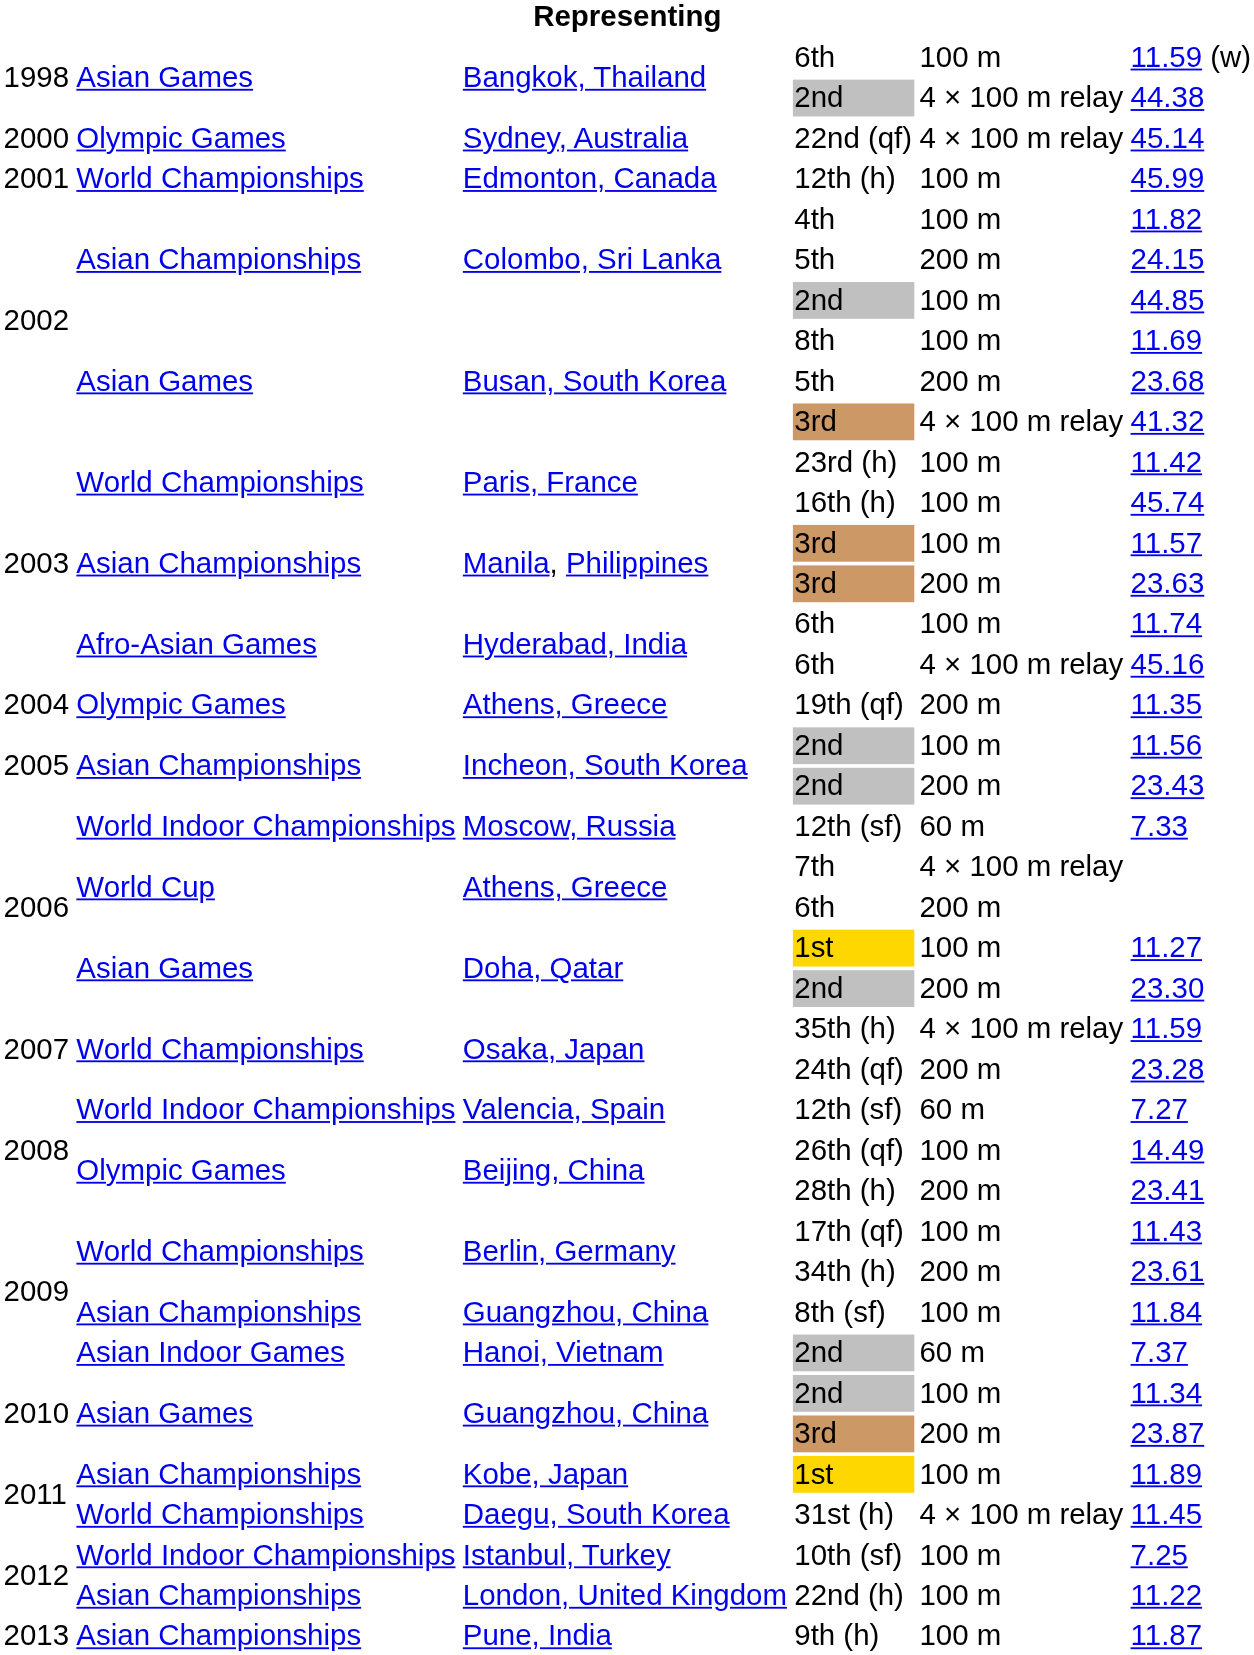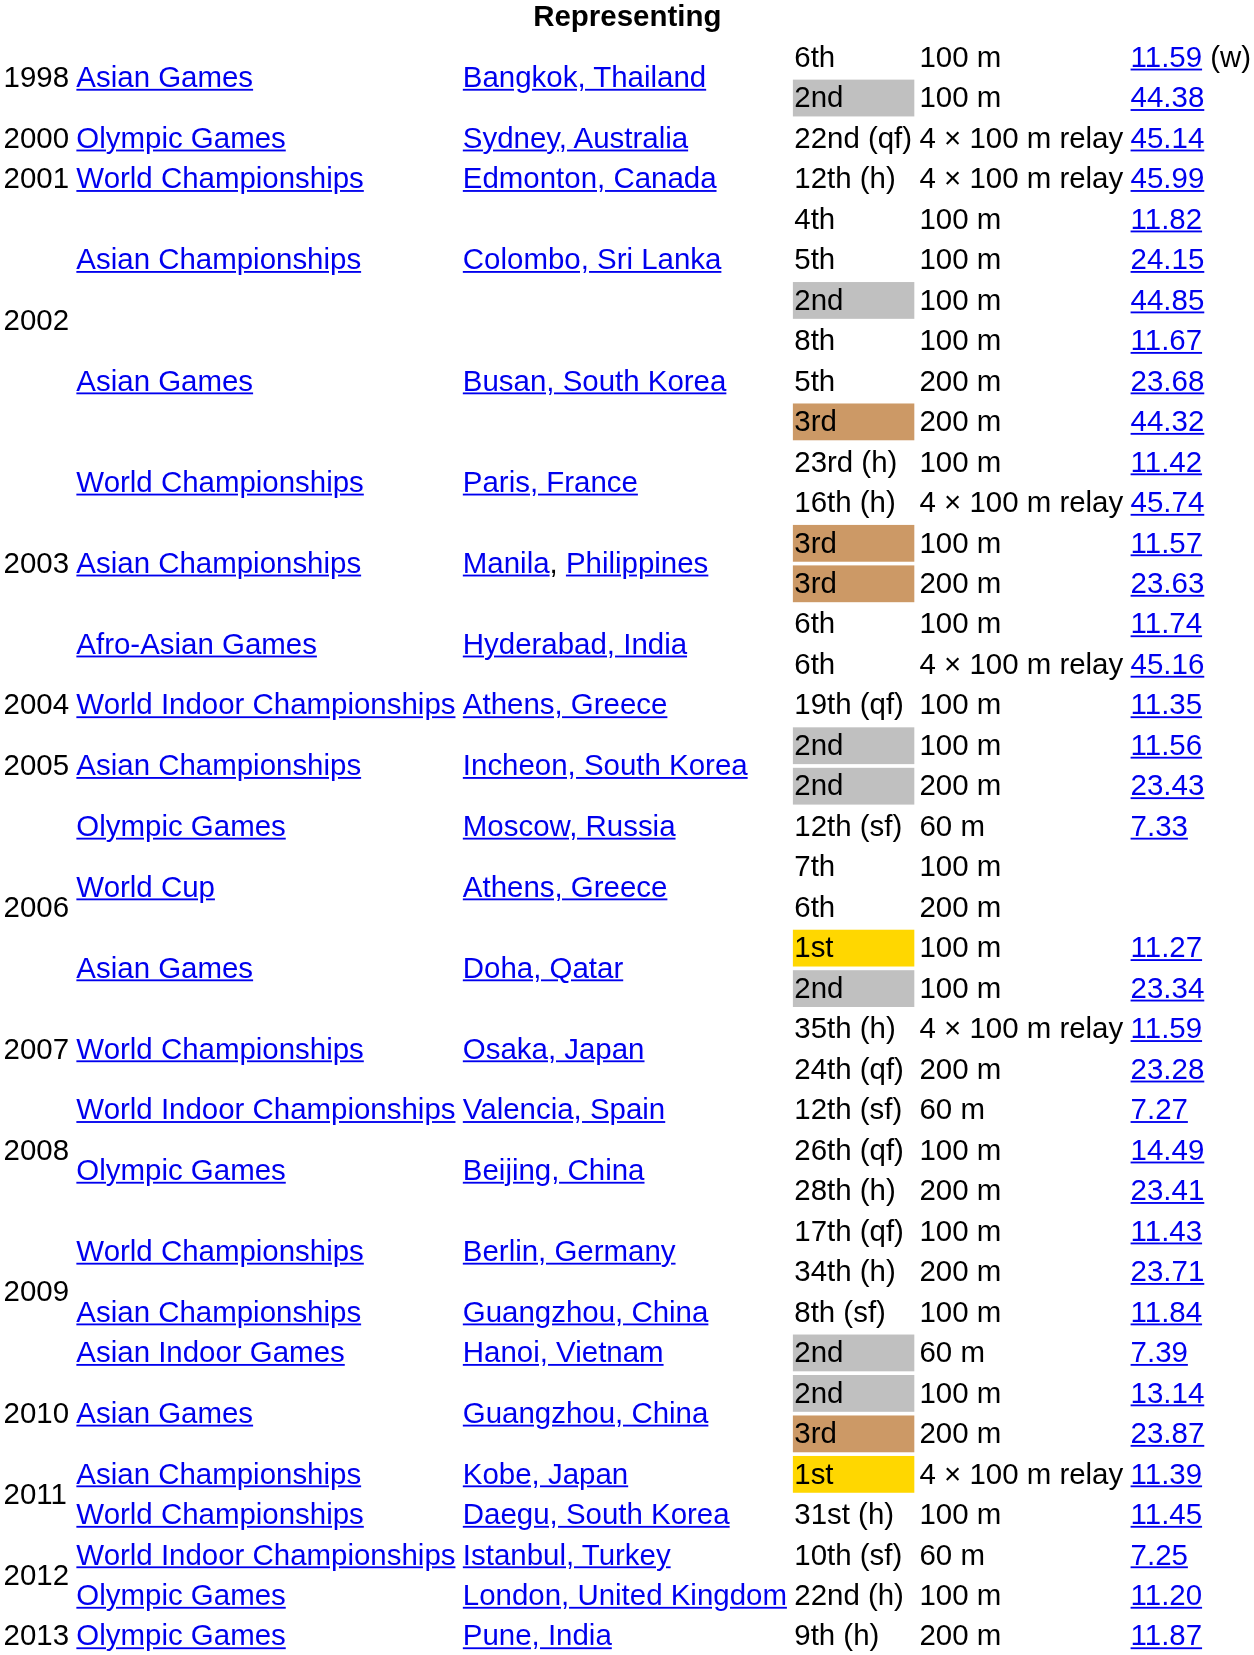(1021, 97) 4 × 100 m relay -> (960, 97) 100 m
(960, 178) 100 m -> (1021, 178) 4 × 100 m relay
(960, 259) 200 m -> (960, 259) 100 m
(1166, 340) 11.69 -> (1166, 340) 11.67
(1021, 421) 4 × 100 m relay -> (960, 421) 200 m
(1167, 421) 41.32 -> (1167, 421) 44.32
(960, 502) 100 m -> (1021, 502) 4 × 100 m relay
(181, 704) Olympic Games -> (266, 704) World Indoor Championships
(960, 704) 200 m -> (960, 704) 100 m
(266, 826) World Indoor Championships -> (181, 826) Olympic Games
(1021, 866) 4 × 100 m relay -> (960, 866) 100 m
(960, 988) 200 m -> (960, 988) 100 m
(1167, 988) 23.30 -> (1167, 988) 23.34
(1167, 1271) 23.61 -> (1167, 1271) 23.71
(1159, 1352) 7.37 -> (1159, 1352) 7.39
(1166, 1392) 11.34 -> (1167, 1392) 13.14
(960, 1473) 100 m -> (1021, 1473) 4 × 100 m relay
(1166, 1473) 11.89 -> (1166, 1473) 11.39
(1021, 1514) 4 × 100 m relay -> (960, 1514) 100 m
(960, 1554) 100 m -> (952, 1554) 60 m
(219, 1595) Asian Championships -> (181, 1595) Olympic Games
(1166, 1595) 11.22 -> (1166, 1595) 11.20
(219, 1635) Asian Championships -> (181, 1635) Olympic Games
(960, 1635) 100 m -> (960, 1635) 200 m
